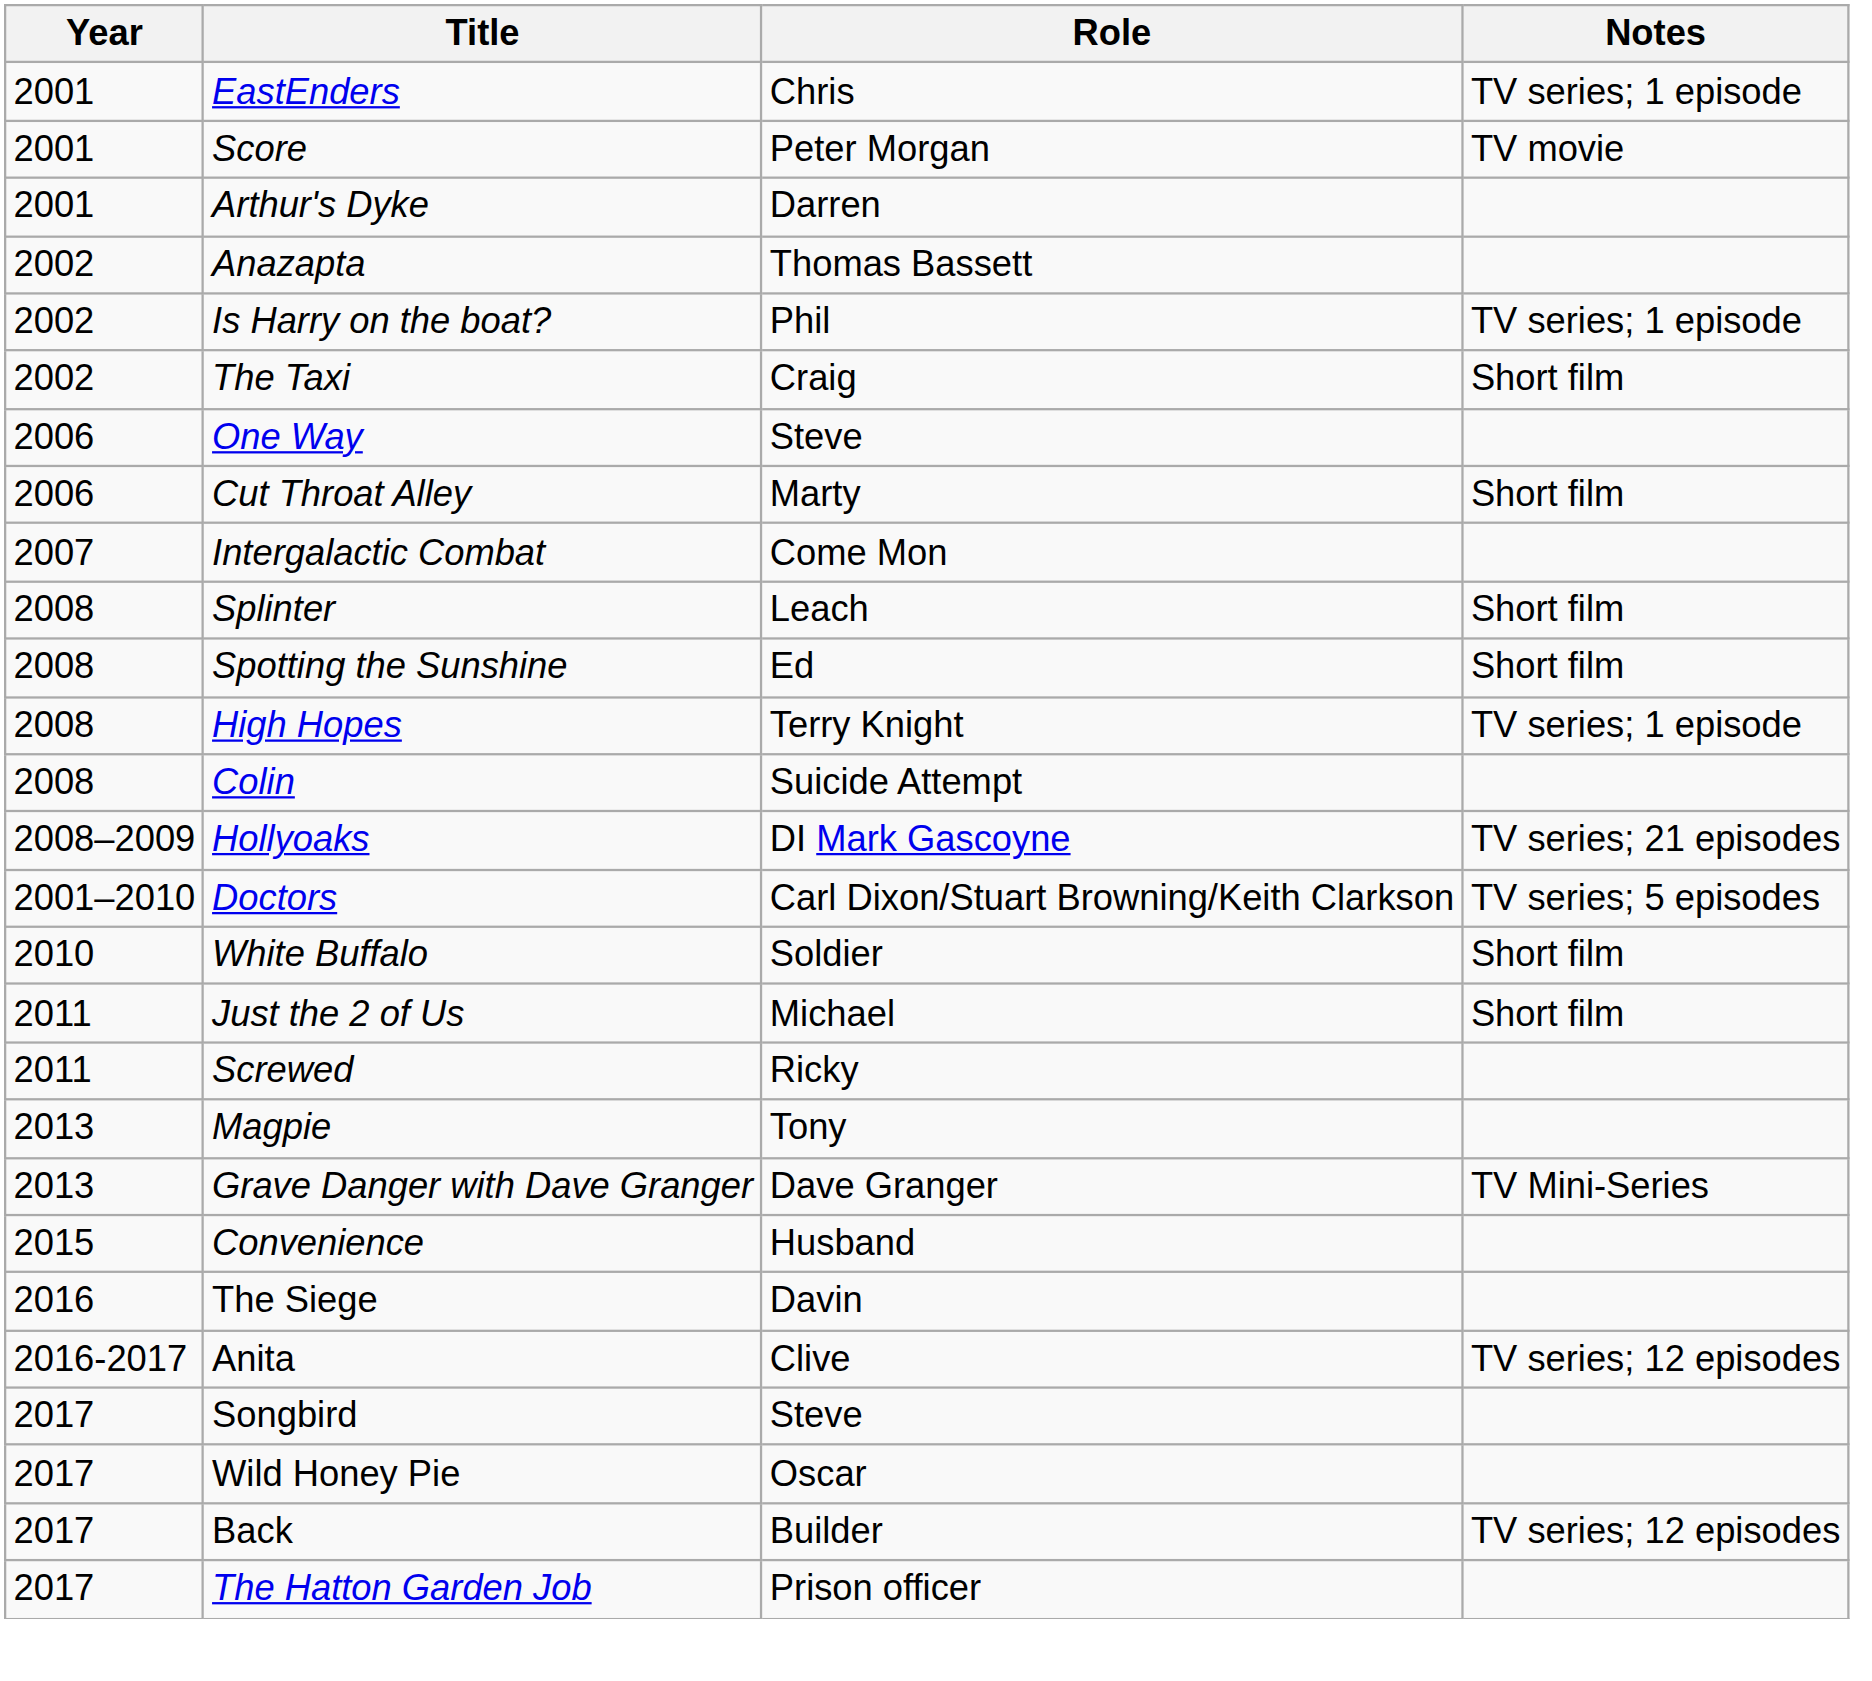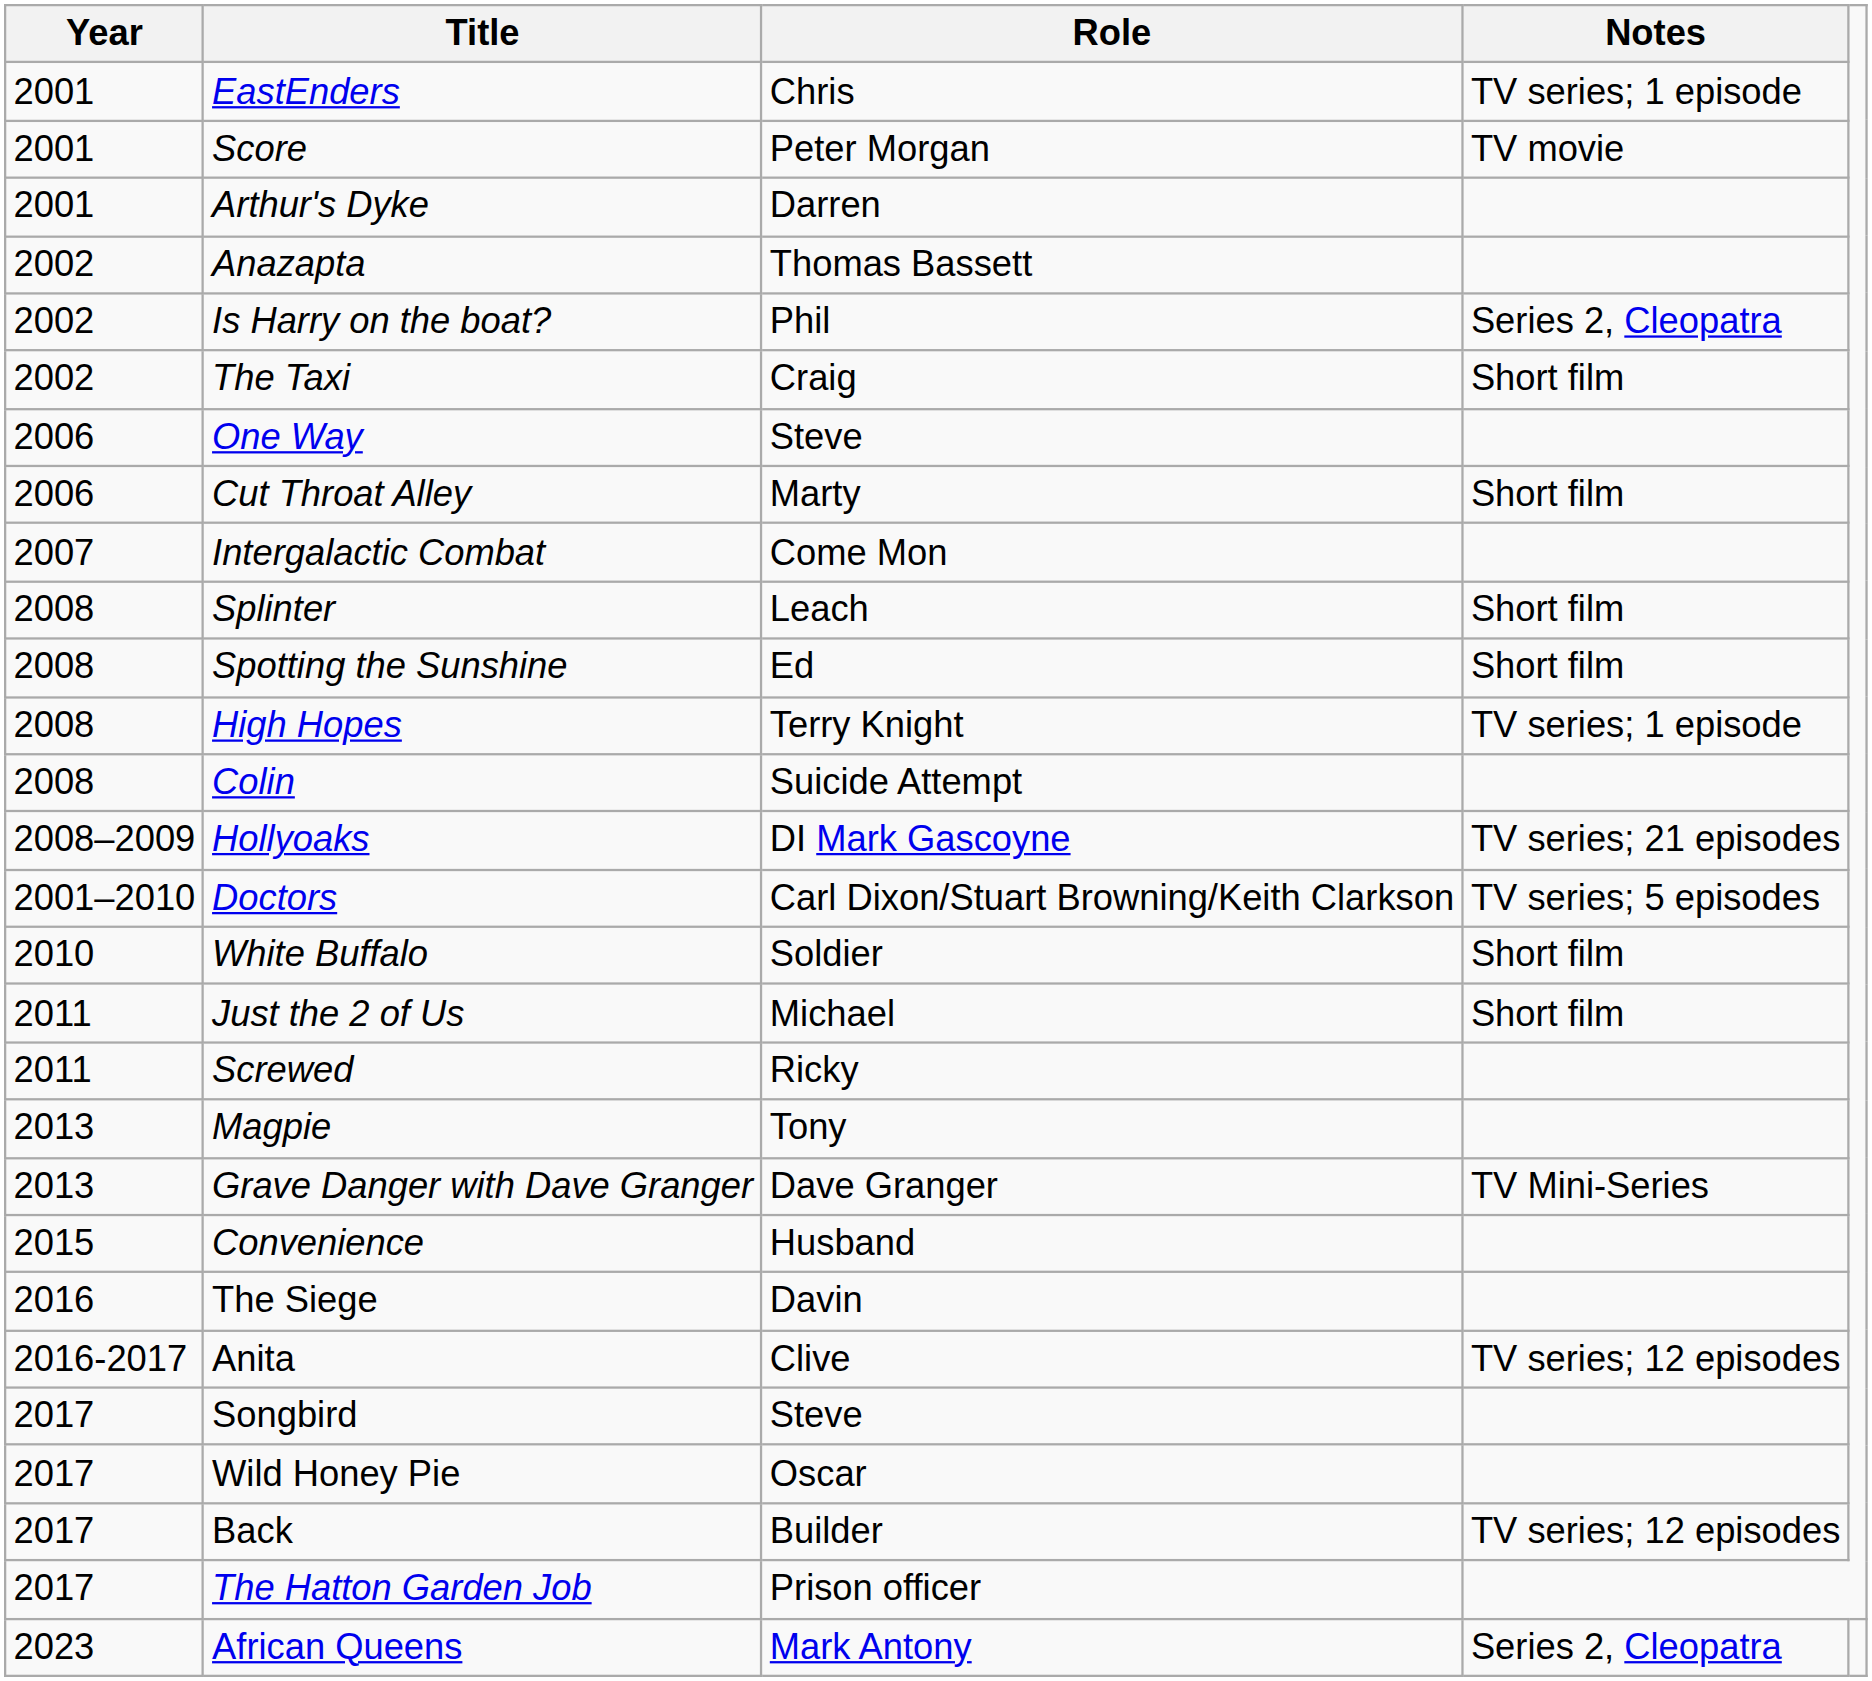(1636, 321) TV series; 1 episode -> (1626, 321) Series 2, Cleopatra
+ row: (337, 1646)
